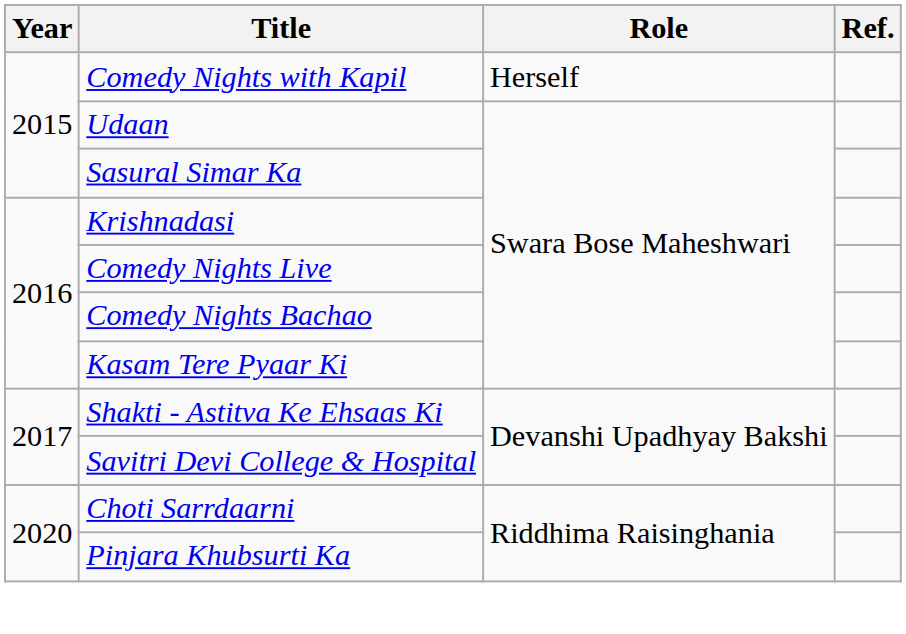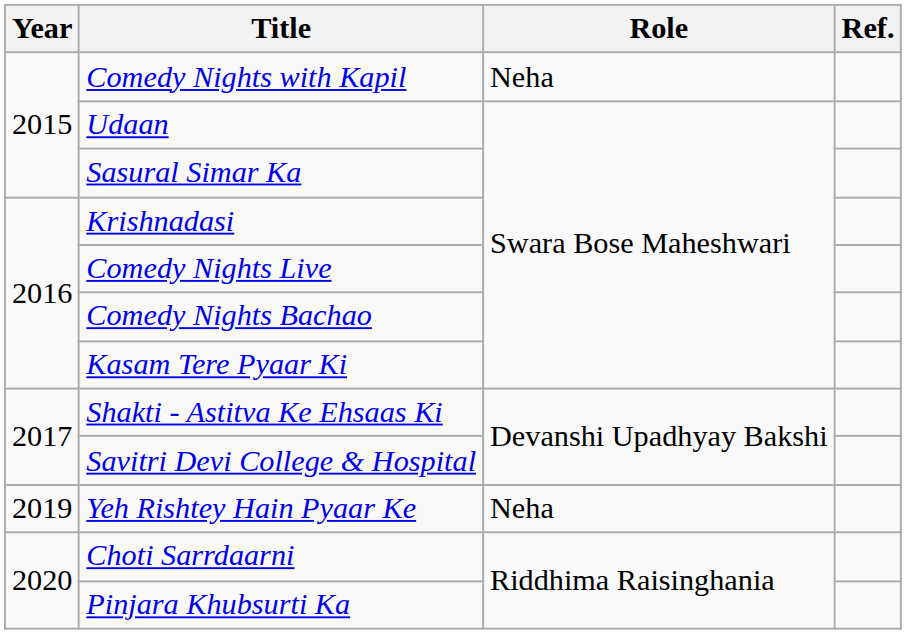(534, 76) Herself -> (522, 76) Neha
+ row: (251, 508)
